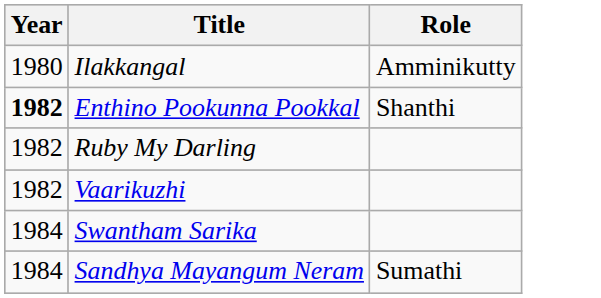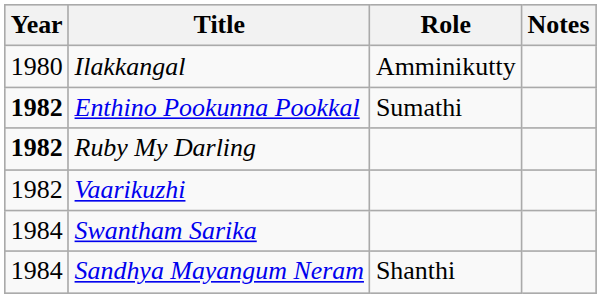+ column: (559, 25)
(416, 107) Shanthi -> (419, 107) Sumathi
(37, 148) normal -> (37, 148) bold
(419, 271) Sumathi -> (416, 271) Shanthi
